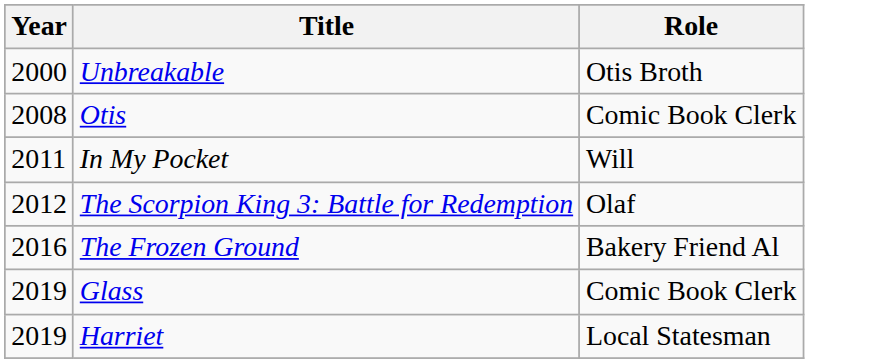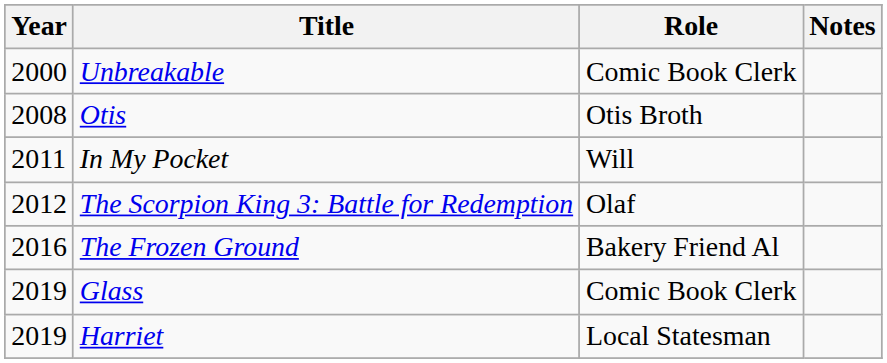+ column: (842, 26)
(644, 70) Otis Broth -> (691, 70) Comic Book Clerk
(691, 114) Comic Book Clerk -> (644, 114) Otis Broth
